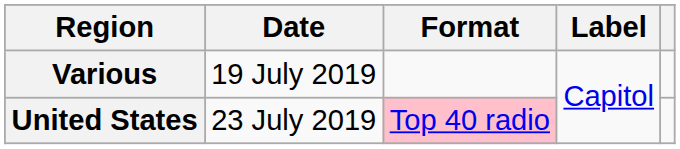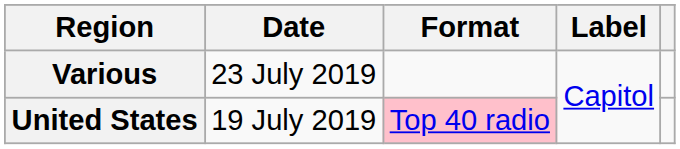(294, 73) 19 July 2019 -> (294, 73) 23 July 2019
(294, 119) 23 July 2019 -> (294, 119) 19 July 2019
